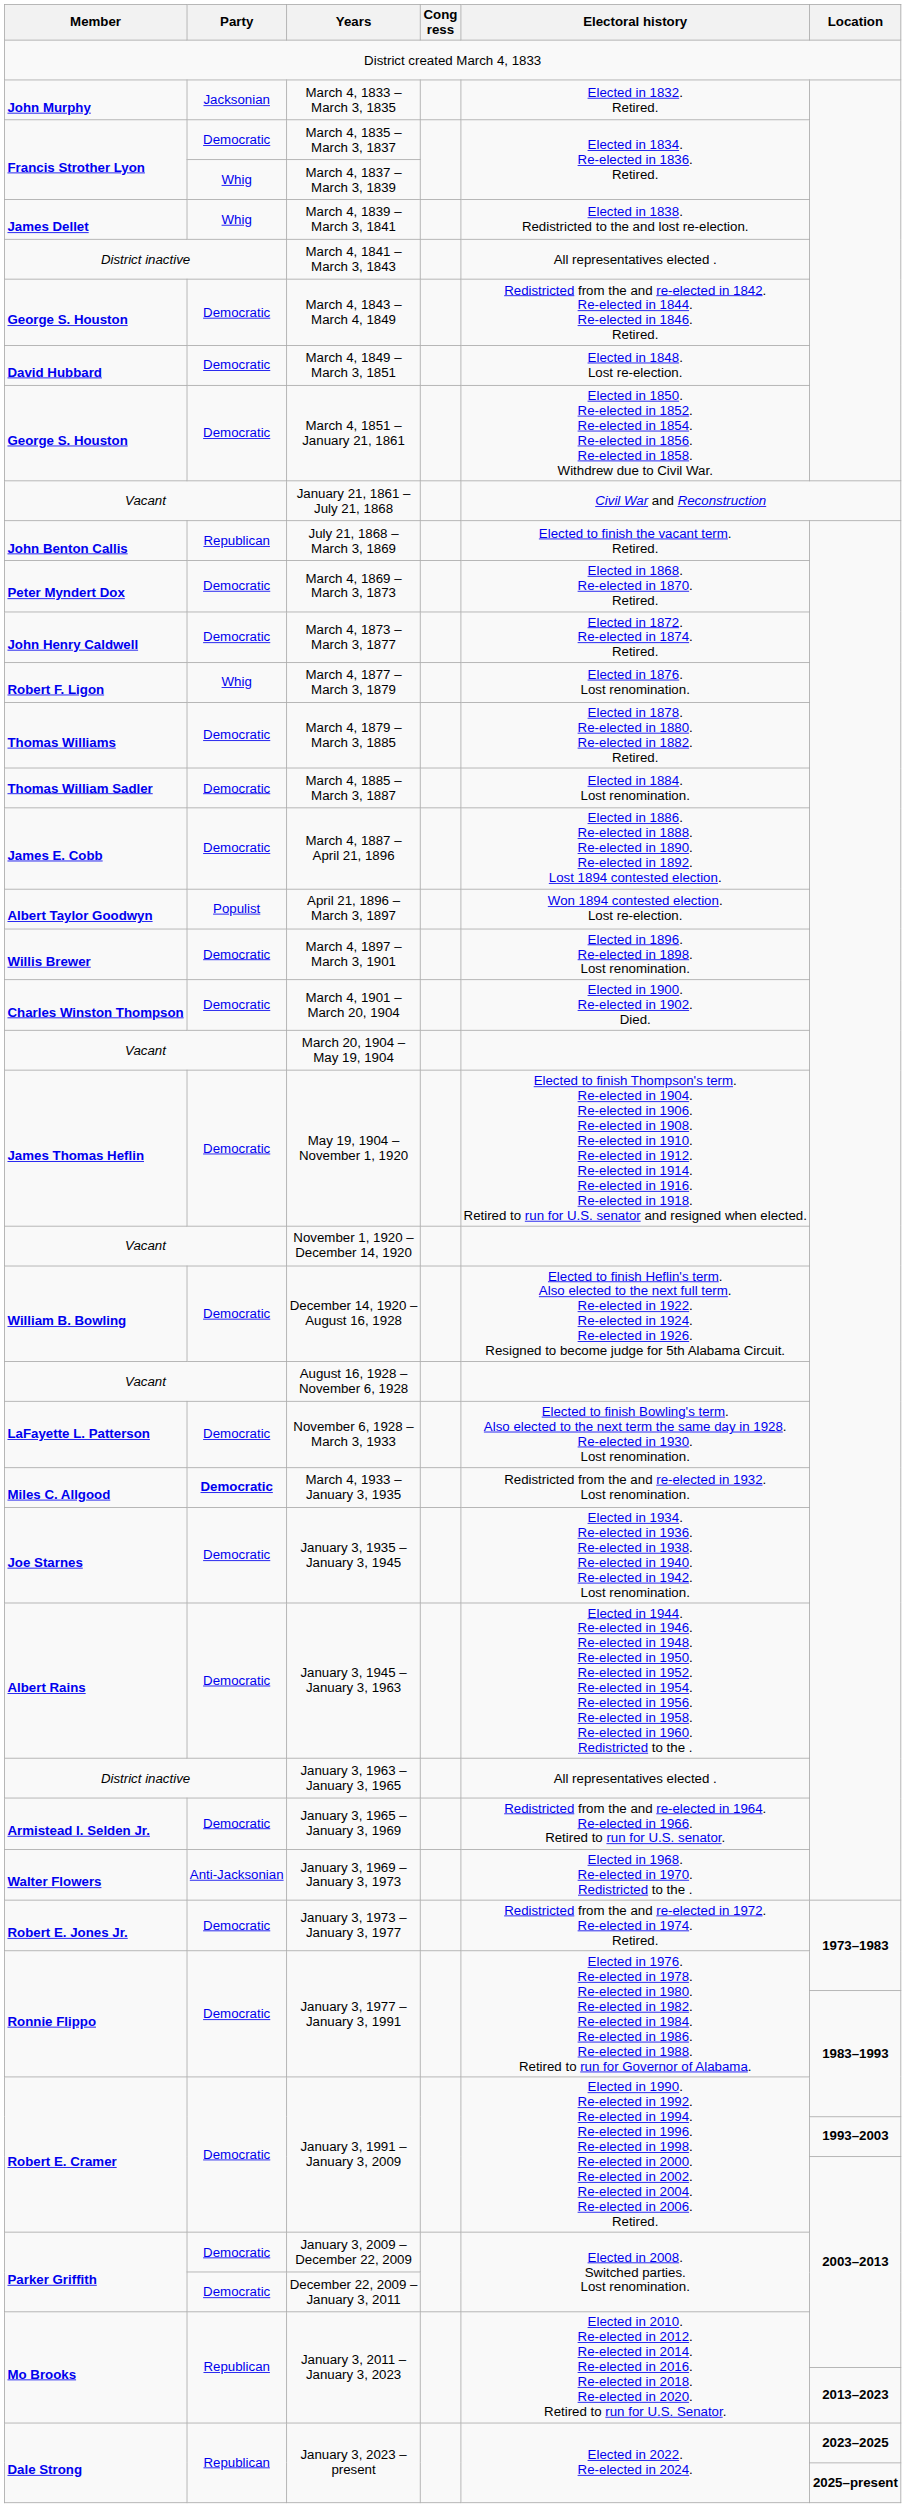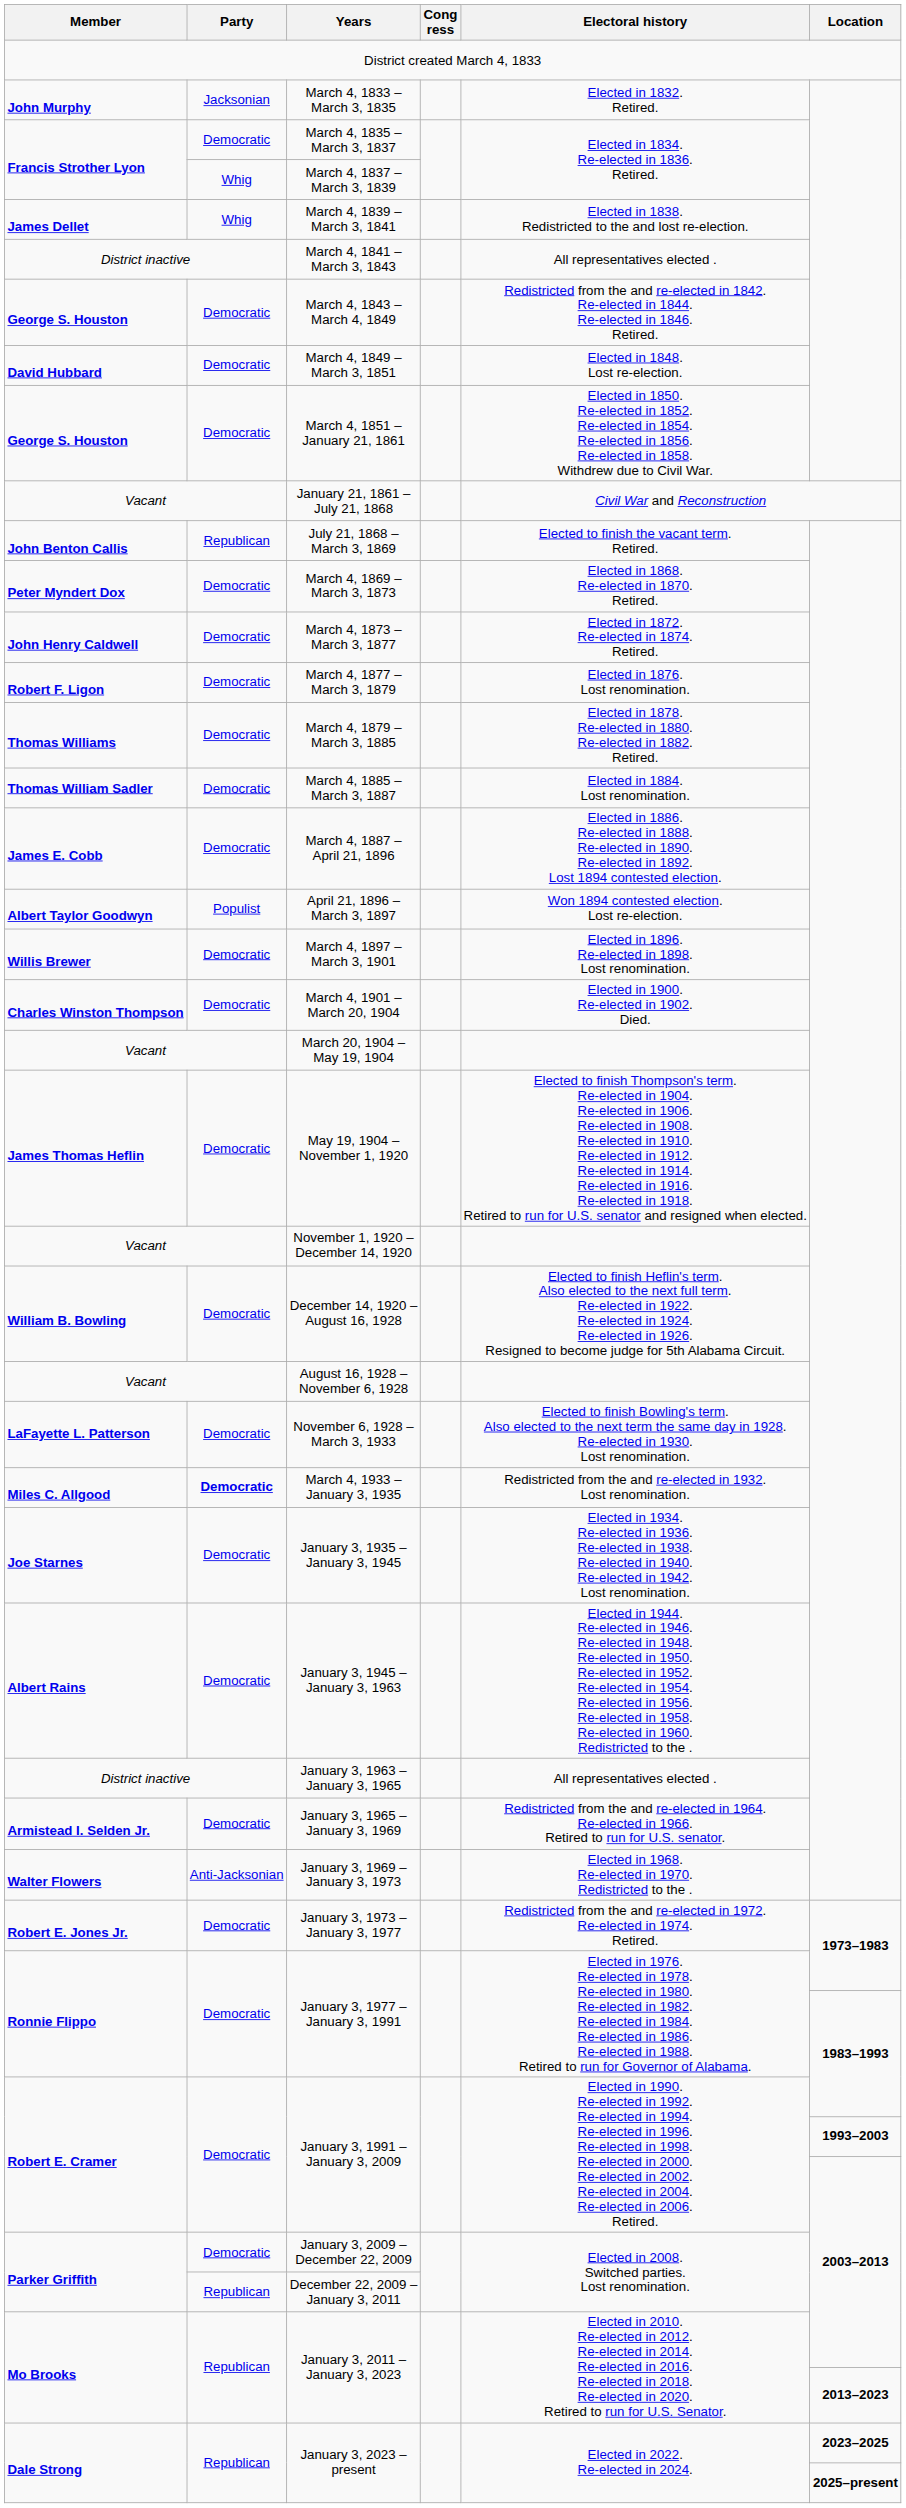(237, 682) Whig -> (237, 682) Democratic
(237, 2292) Democratic -> (237, 2292) Republican
